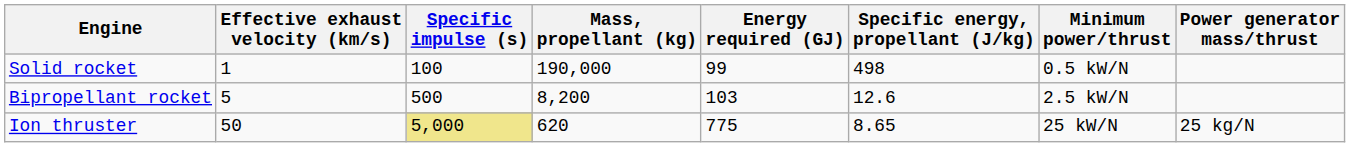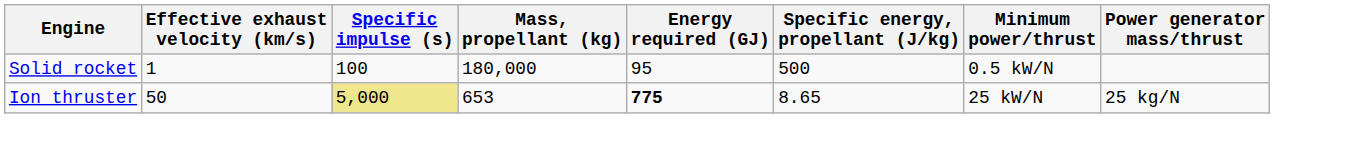(574, 69) 190,000 -> (499, 69) 180,000
(716, 69) 99 -> (641, 69) 95
(869, 69) 498 -> (794, 69) 500
- row: (110, 98)
(553, 127) 620 -> (478, 98) 653
(722, 127) normal -> (647, 98) bold
